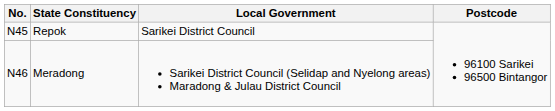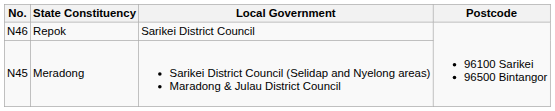(17, 31) N45 -> (17, 31) N46
(17, 73) N46 -> (17, 73) N45
